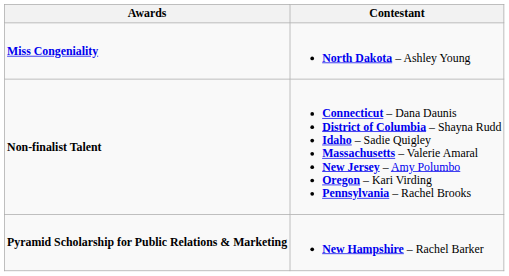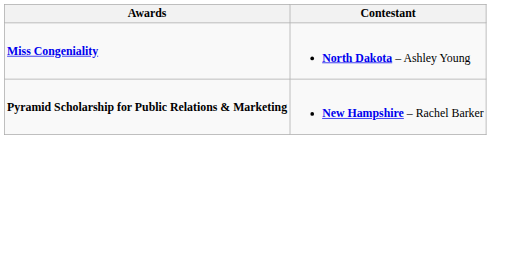- row: (54, 146)
